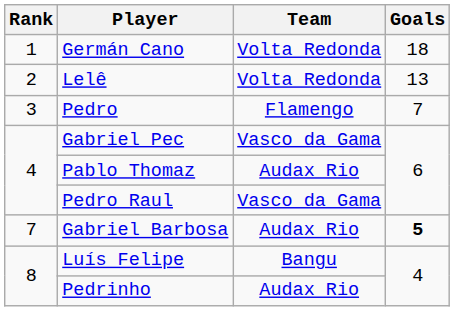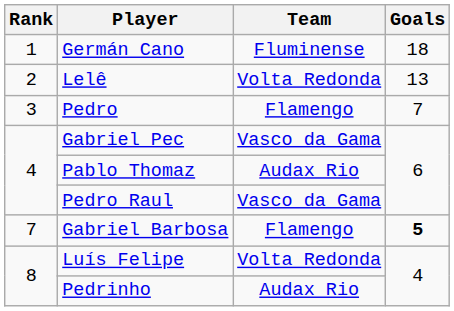(309, 50) Volta Redonda -> (309, 50) Fluminense
(309, 230) Audax Rio -> (309, 230) Flamengo
(309, 260) Bangu -> (309, 260) Volta Redonda
